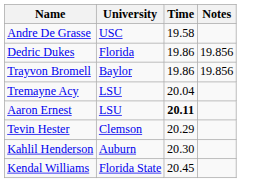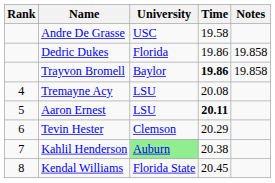+ column: (21, 14)
(217, 52) 19.856 -> (251, 52) 19.858
(181, 71) normal -> (215, 71) bold
(217, 71) 19.856 -> (251, 71) 19.858
(181, 91) 20.04 -> (215, 91) 20.08
(117, 149) no background -> (151, 149) lightgreen background
(181, 149) 20.30 -> (215, 149) 20.38
